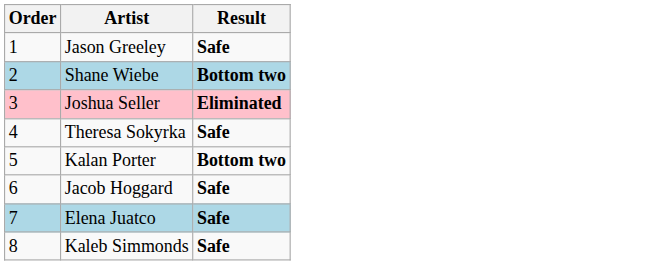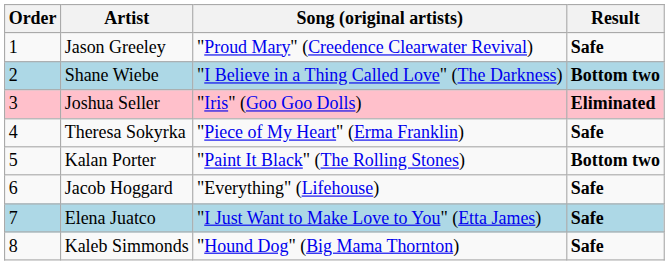+ column: (380, 18)
